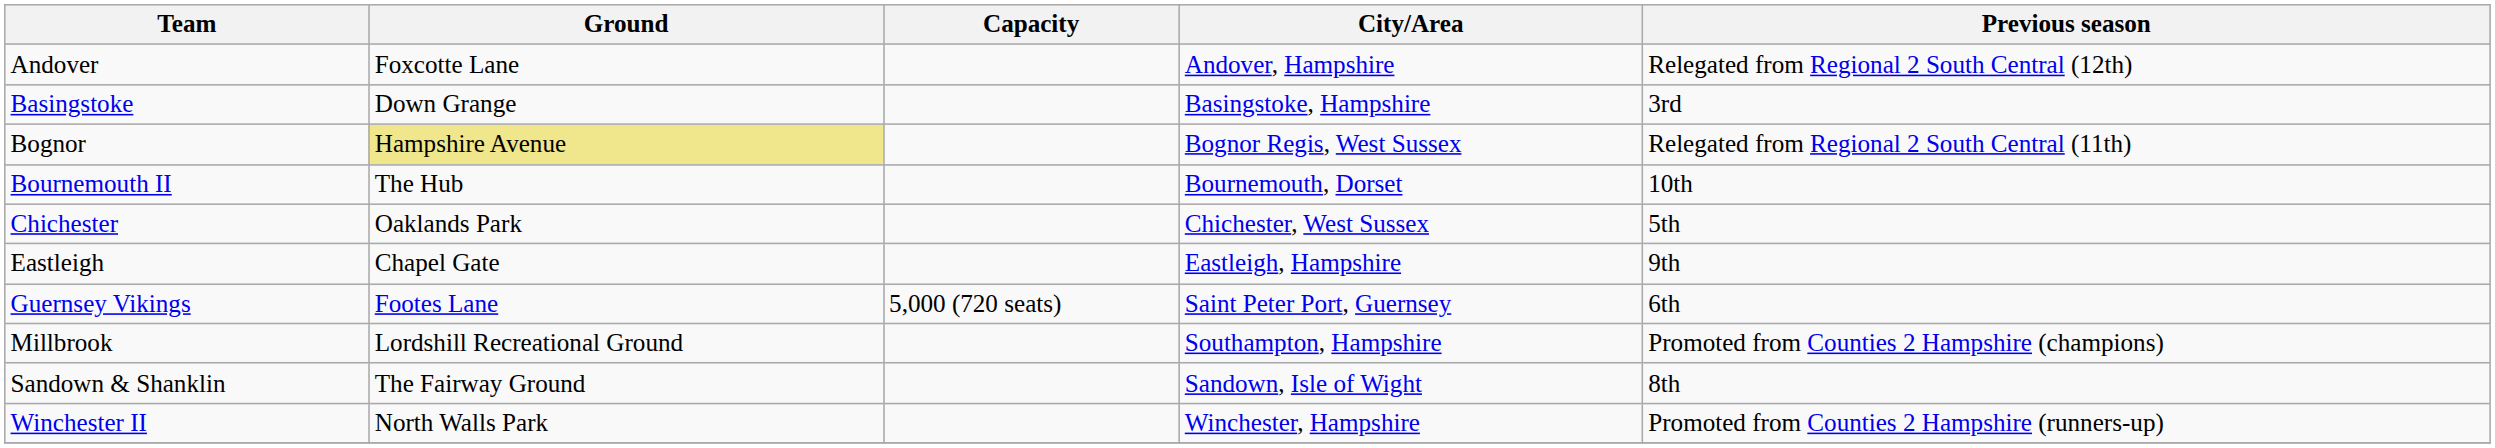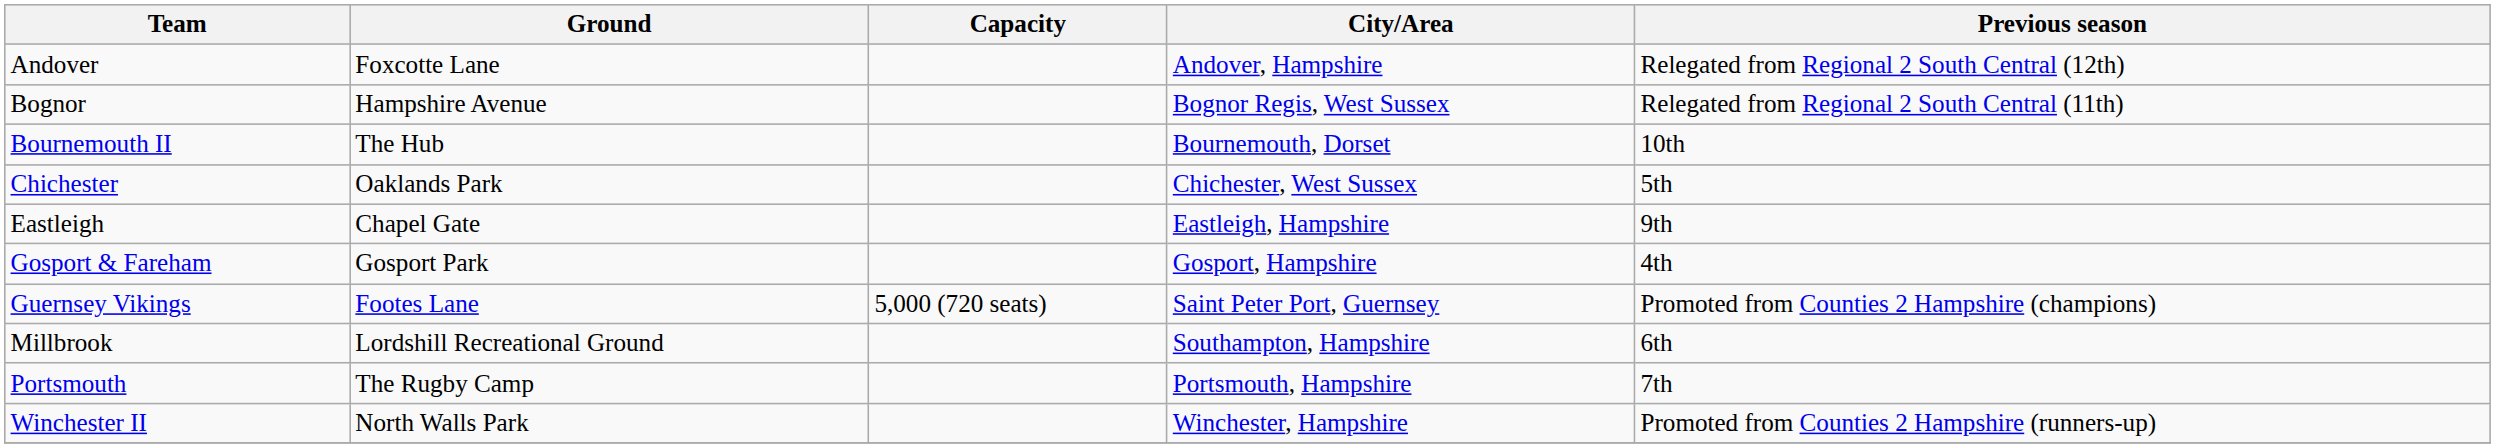- row: (72, 104)
(470, 143) khaki background -> (451, 104) no background
+ row: (111, 263)
(1664, 303) 6th -> (1898, 303) Promoted from Counties 2 Hampshire (champions)
(1906, 343) Promoted from Counties 2 Hampshire (champions) -> (1657, 343) 6th
+ row: (69, 382)
- row: (118, 382)
